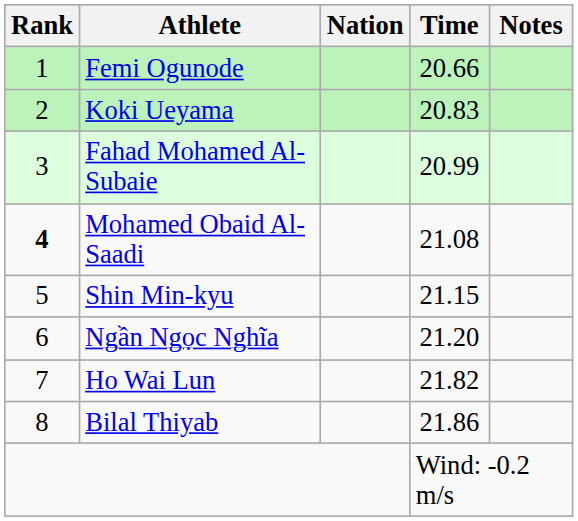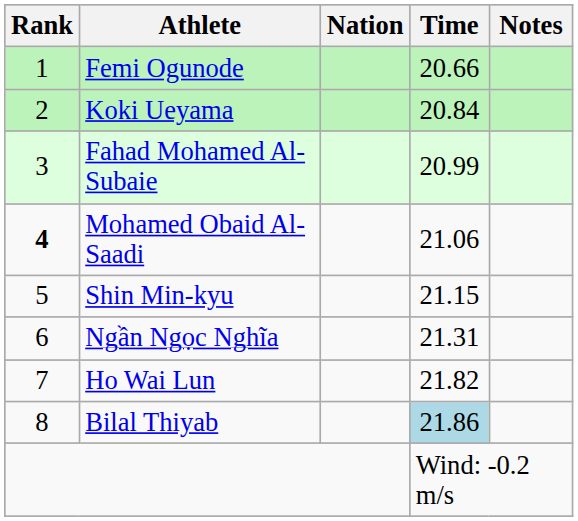(449, 109) 20.83 -> (449, 109) 20.84
(449, 238) 21.08 -> (449, 238) 21.06
(449, 338) 21.20 -> (449, 338) 21.31
(449, 422) no background -> (449, 422) lightblue background
